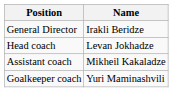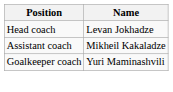- row: (42, 29)
